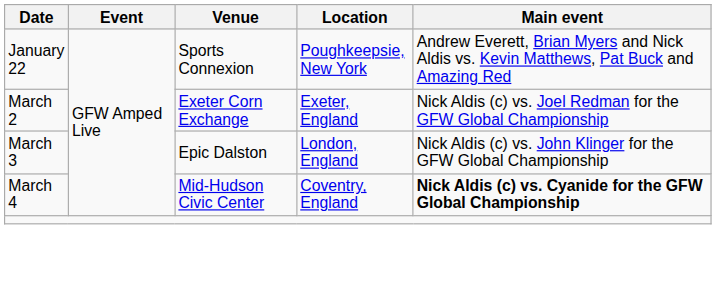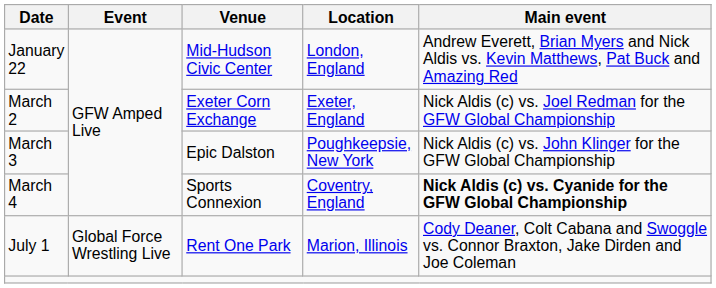(216, 59) Sports Connexion -> (229, 59) Mid-Hudson Civic Center
(352, 59) Poughkeepsie, New York -> (336, 59) London, England
(329, 152) London, England -> (359, 152) Poughkeepsie, New York
(221, 194) Mid-Hudson Civic Center -> (224, 194) Sports Connexion
+ row: (29, 245)
